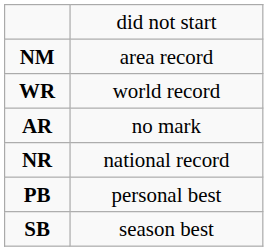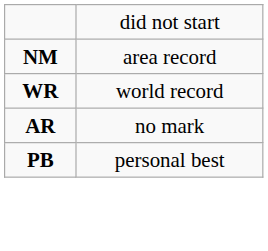- row: (37, 159)
- row: (37, 228)
